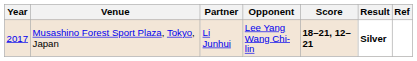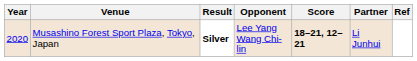columns swapped: (221, 12) <-> (375, 12)
(17, 38) 2017 -> (17, 38) 2020
